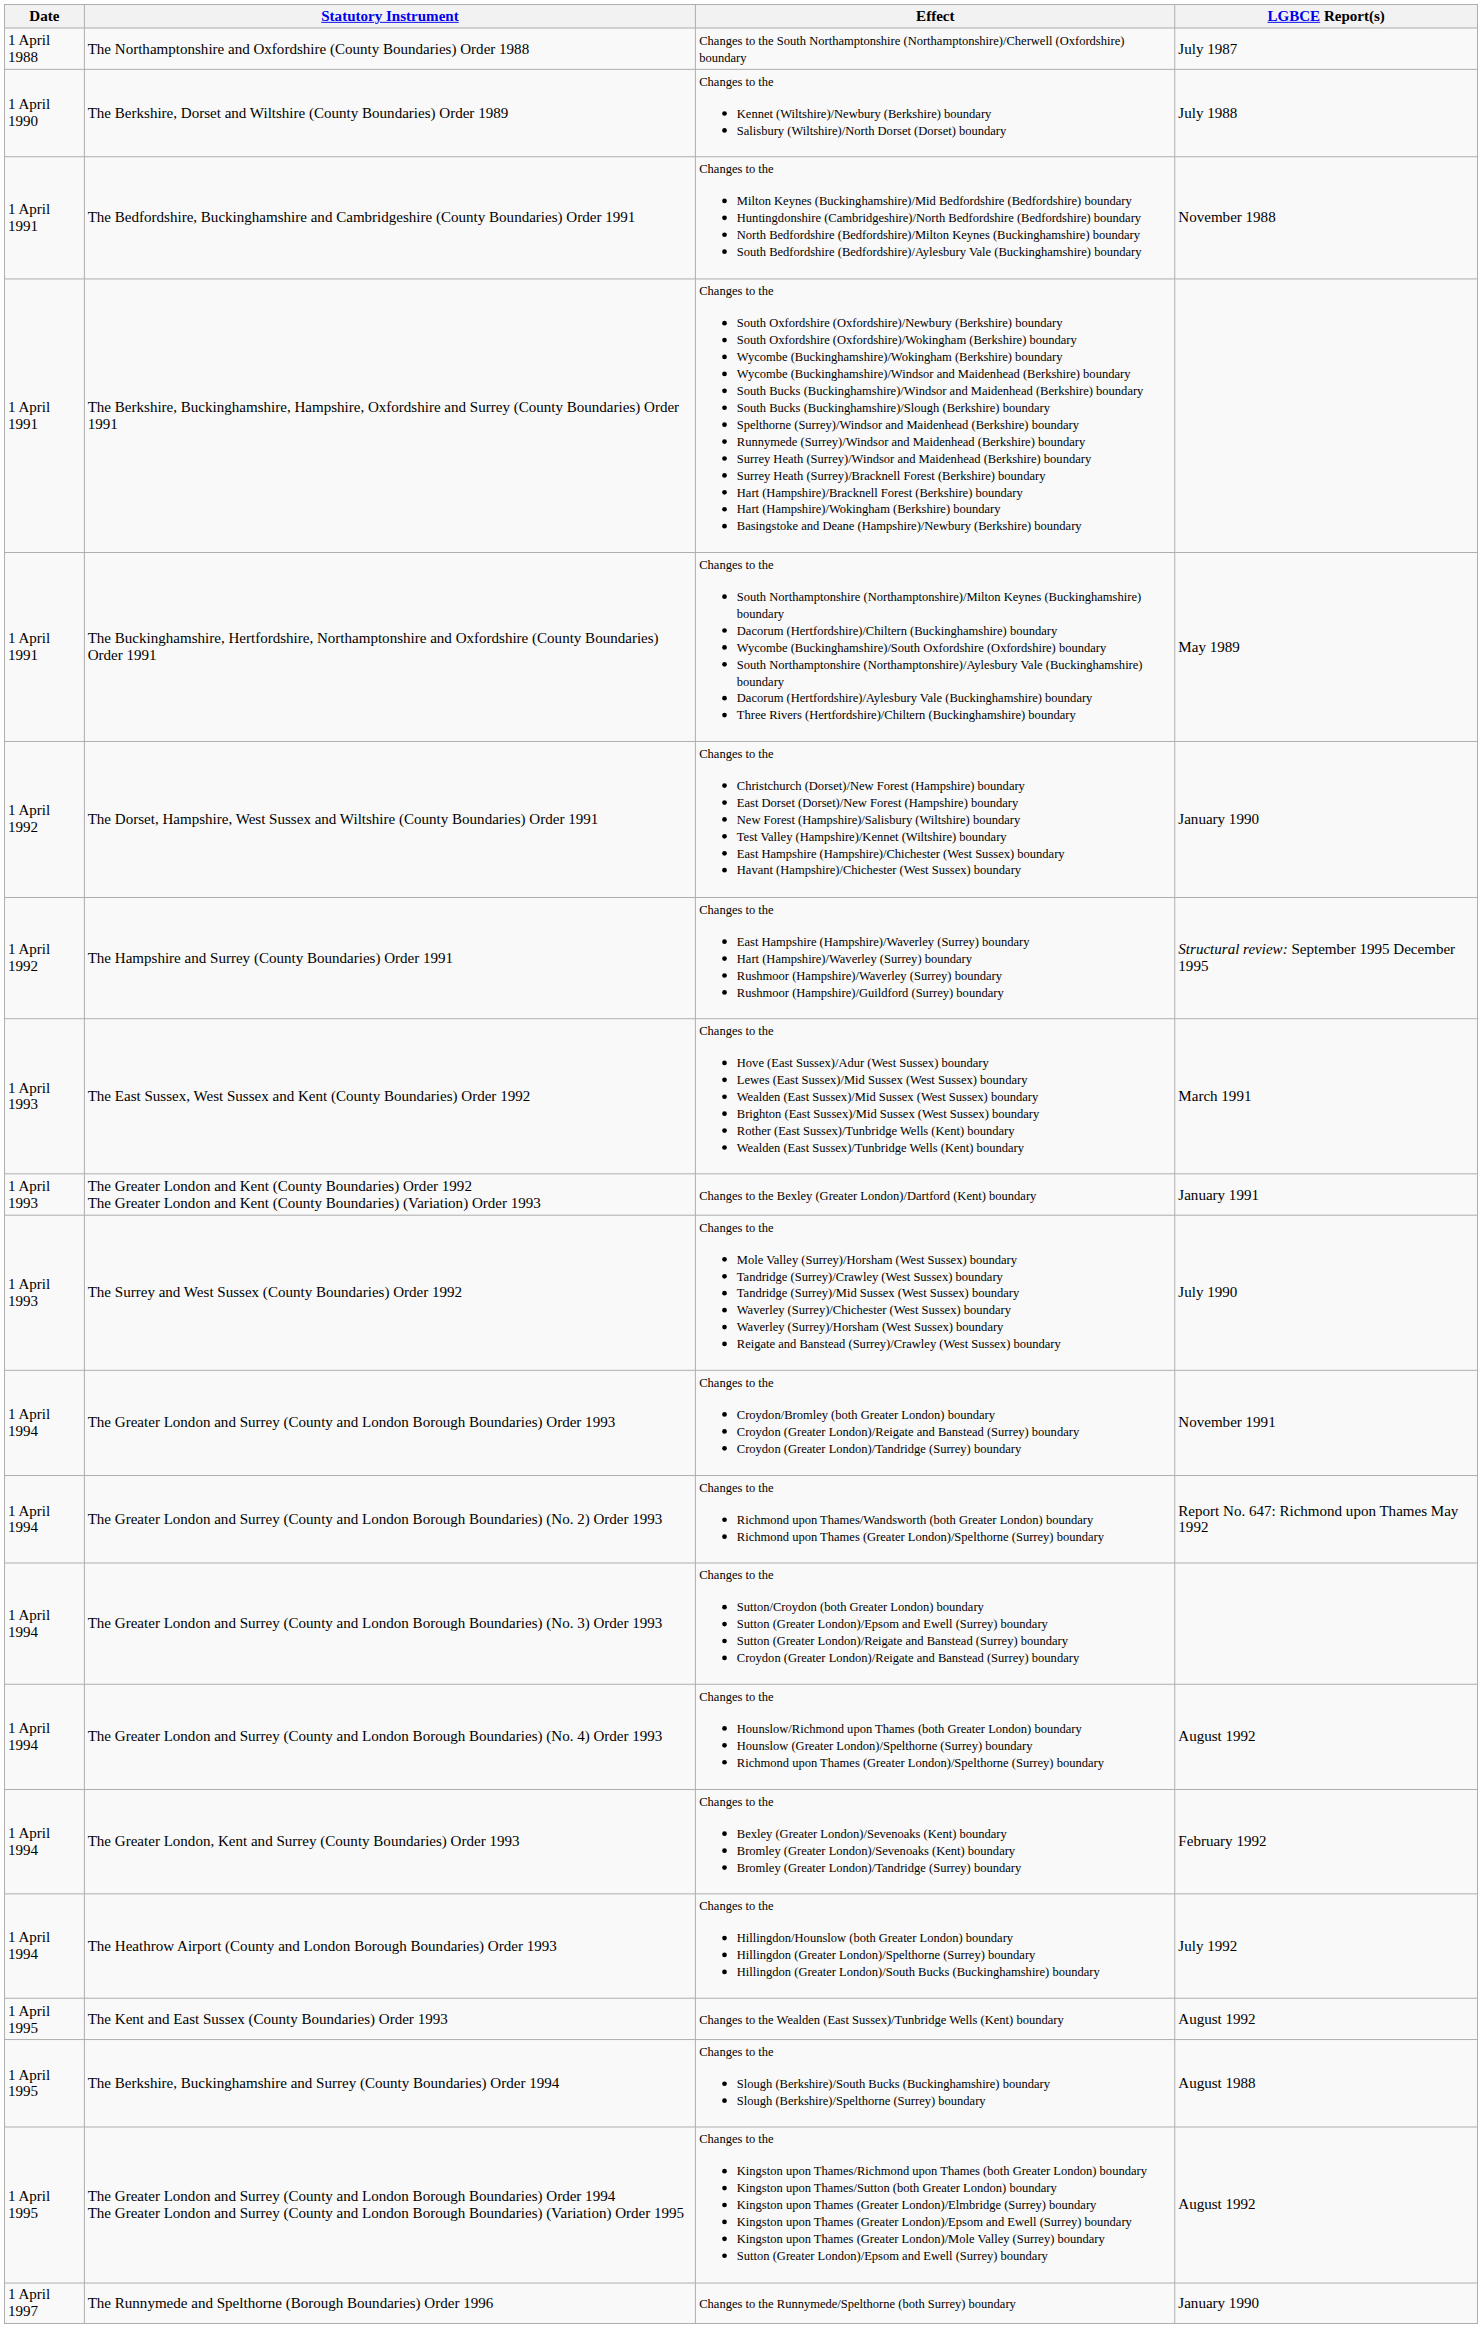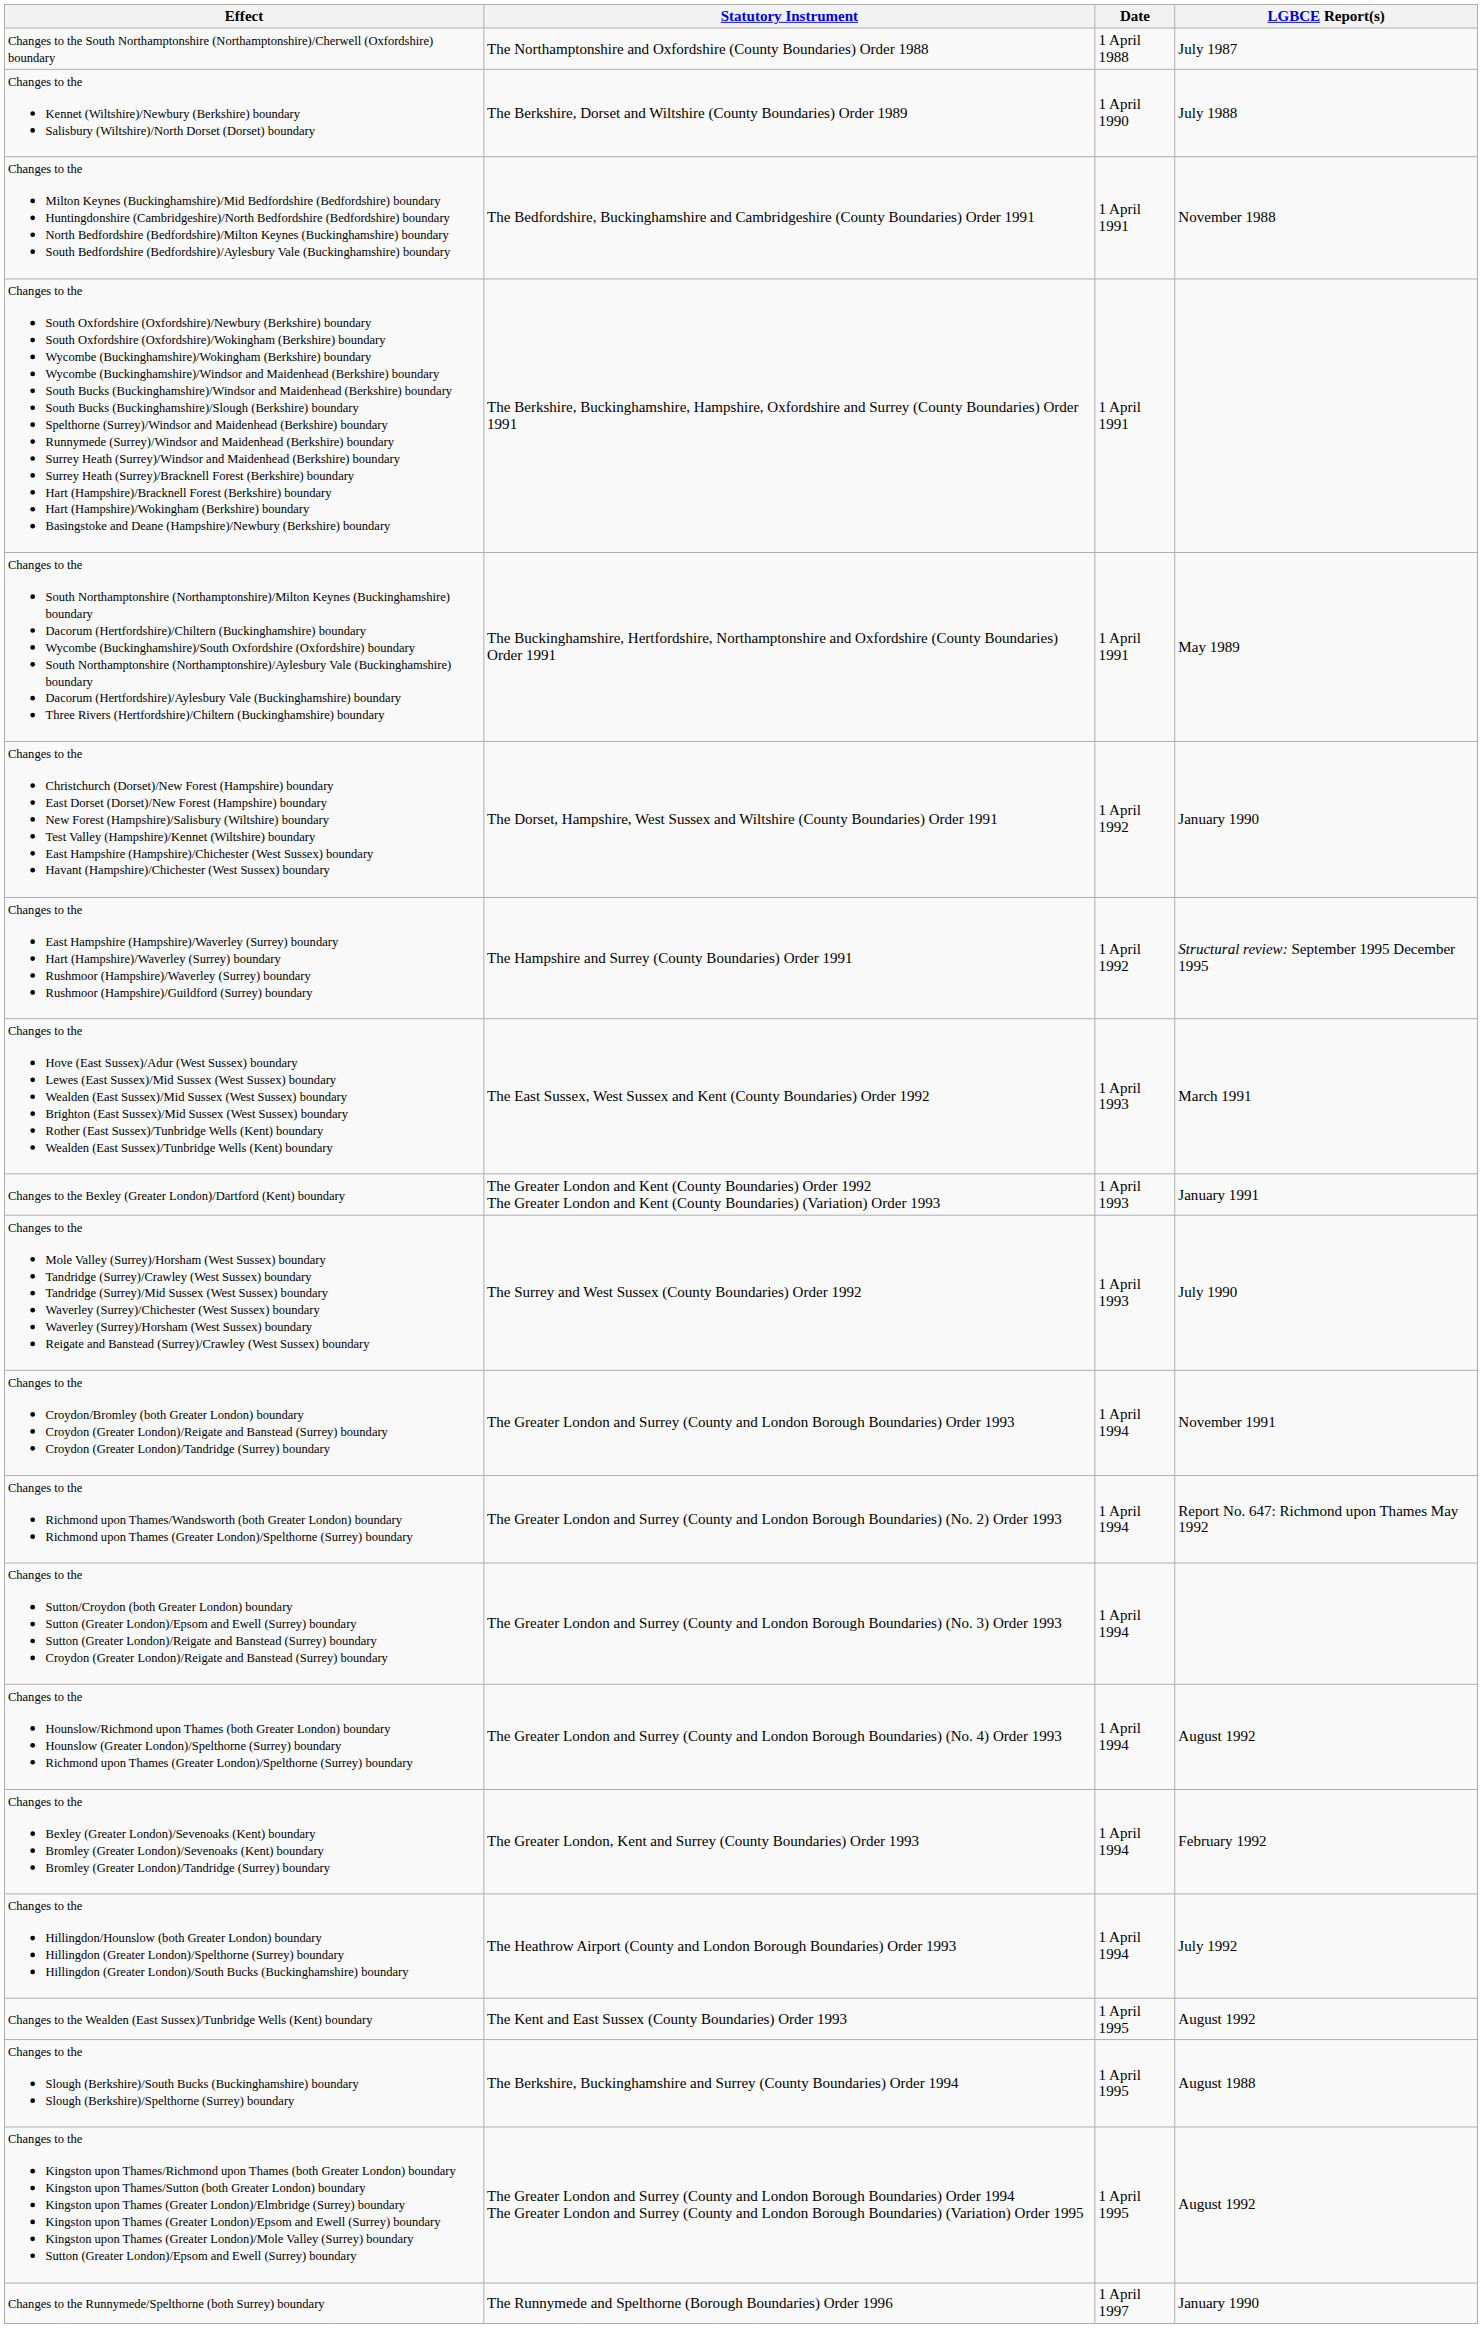columns swapped: (44, 16) <-> (935, 16)
